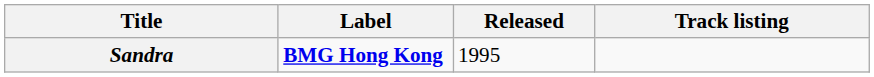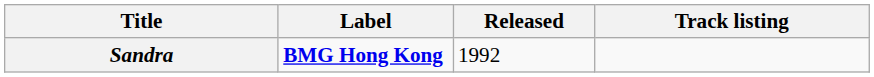(479, 54) 1995 -> (479, 54) 1992
